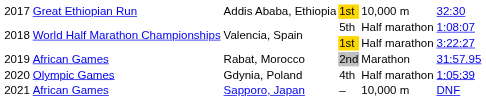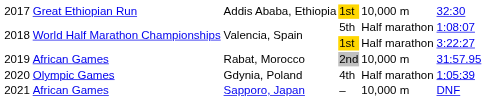(386, 59) Marathon -> (385, 59) 10,000 m
